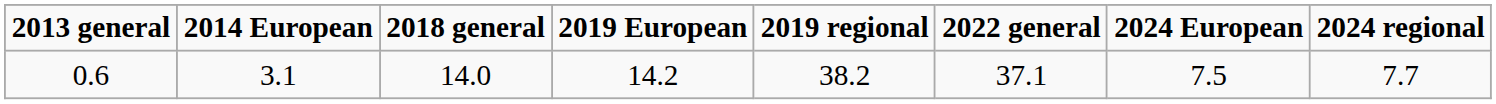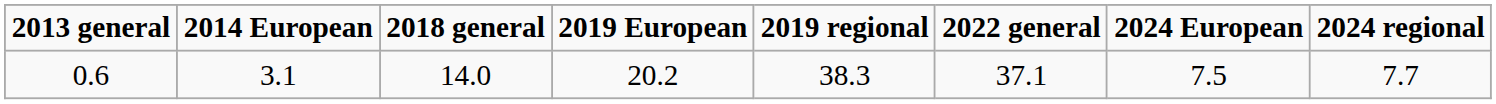(653, 74) 14.2 -> (653, 74) 20.2
(845, 74) 38.2 -> (845, 74) 38.3
